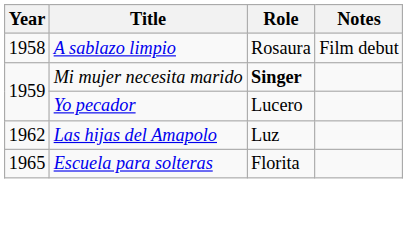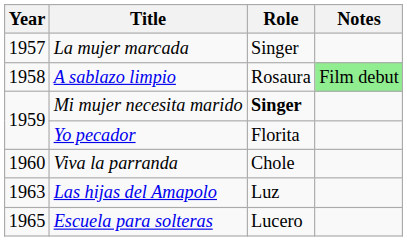+ row: (121, 47)
(359, 47) no background -> (359, 76) lightgreen background
(277, 105) Lucero -> (275, 134) Florita
+ row: (116, 163)
(27, 134) 1962 -> (27, 192) 1963
(275, 163) Florita -> (277, 221) Lucero
